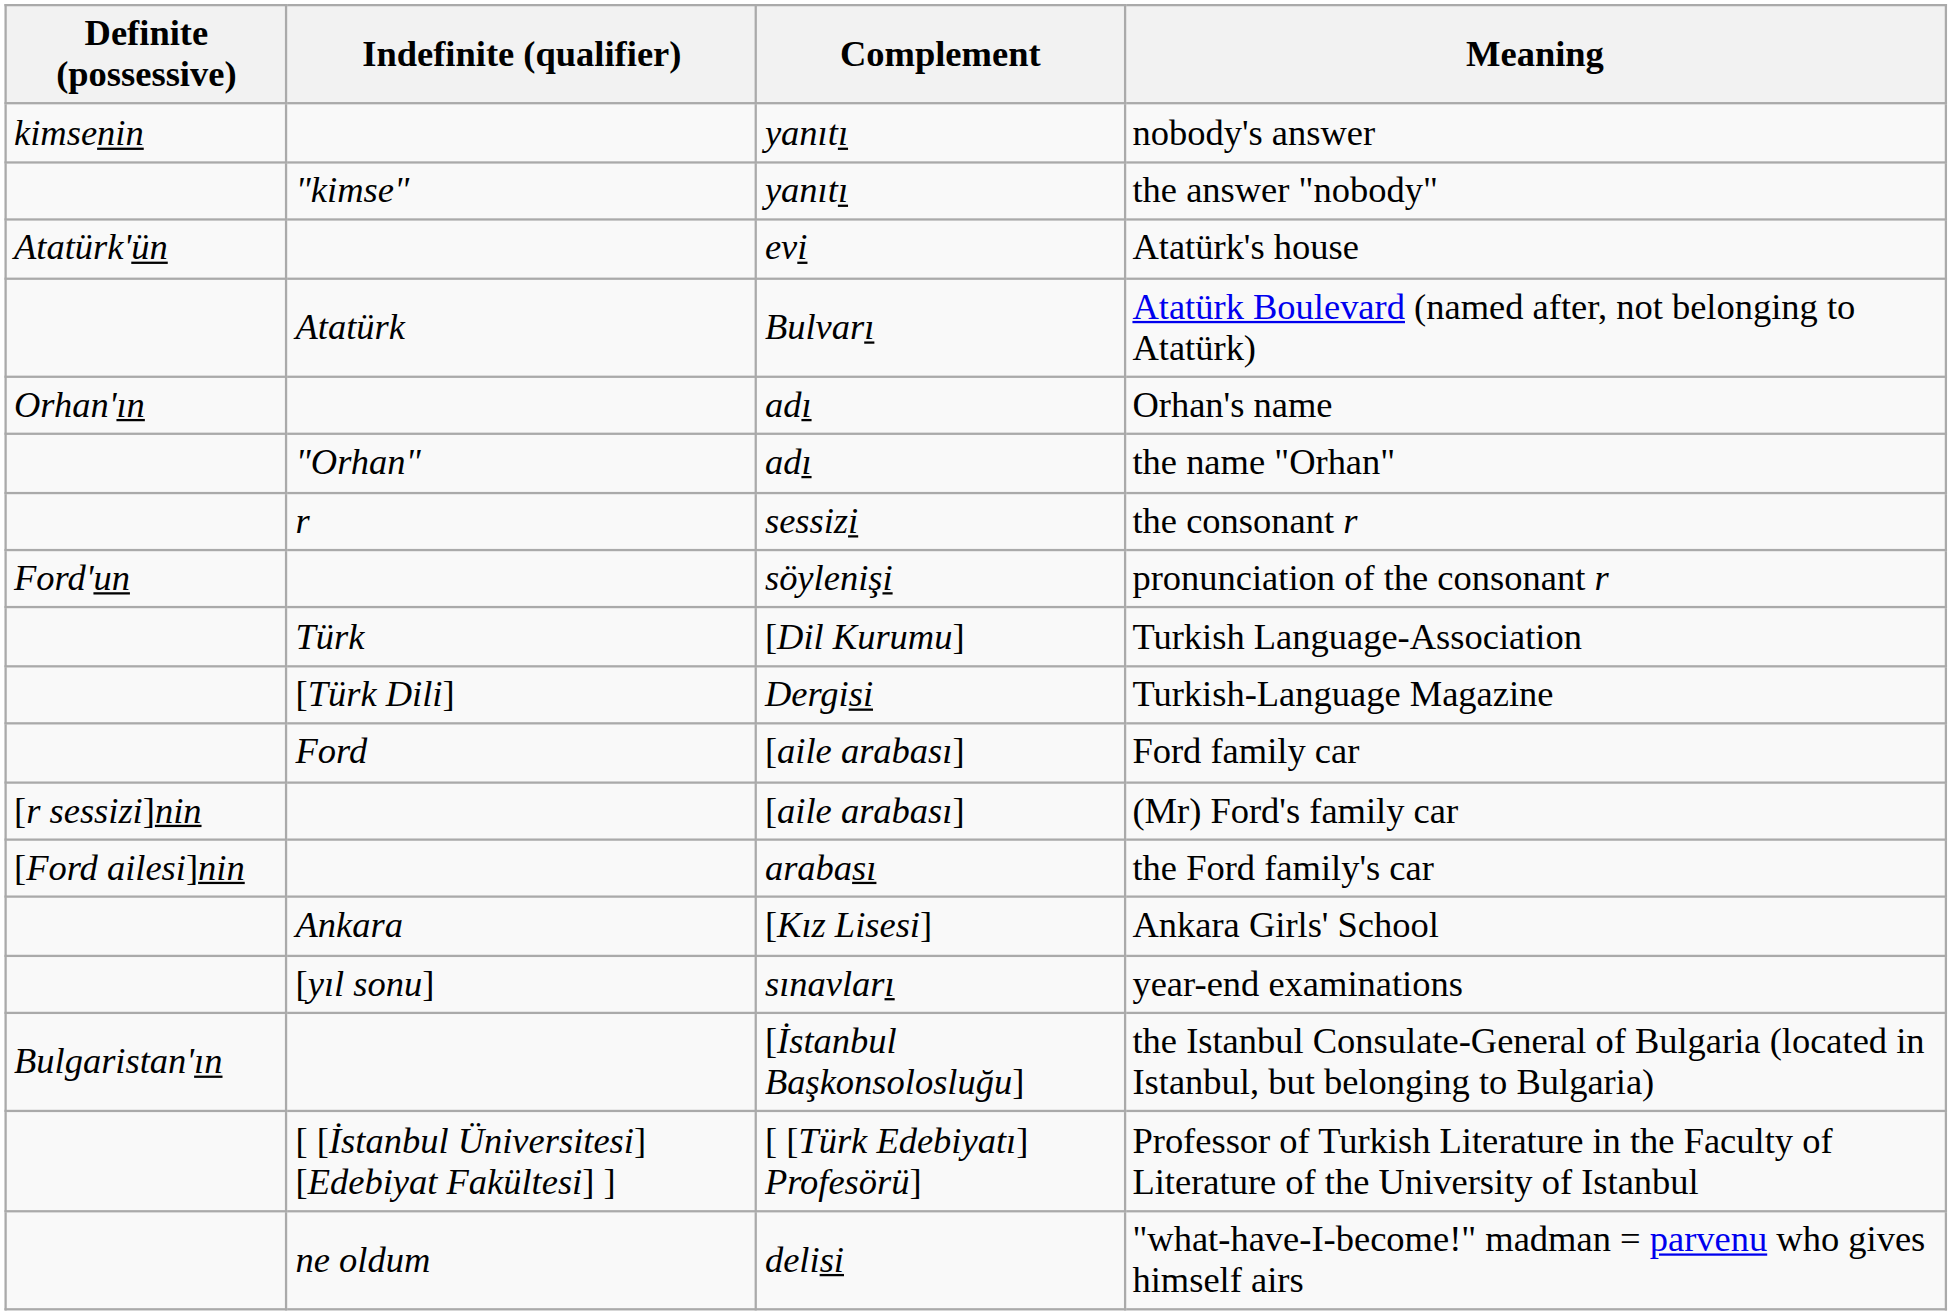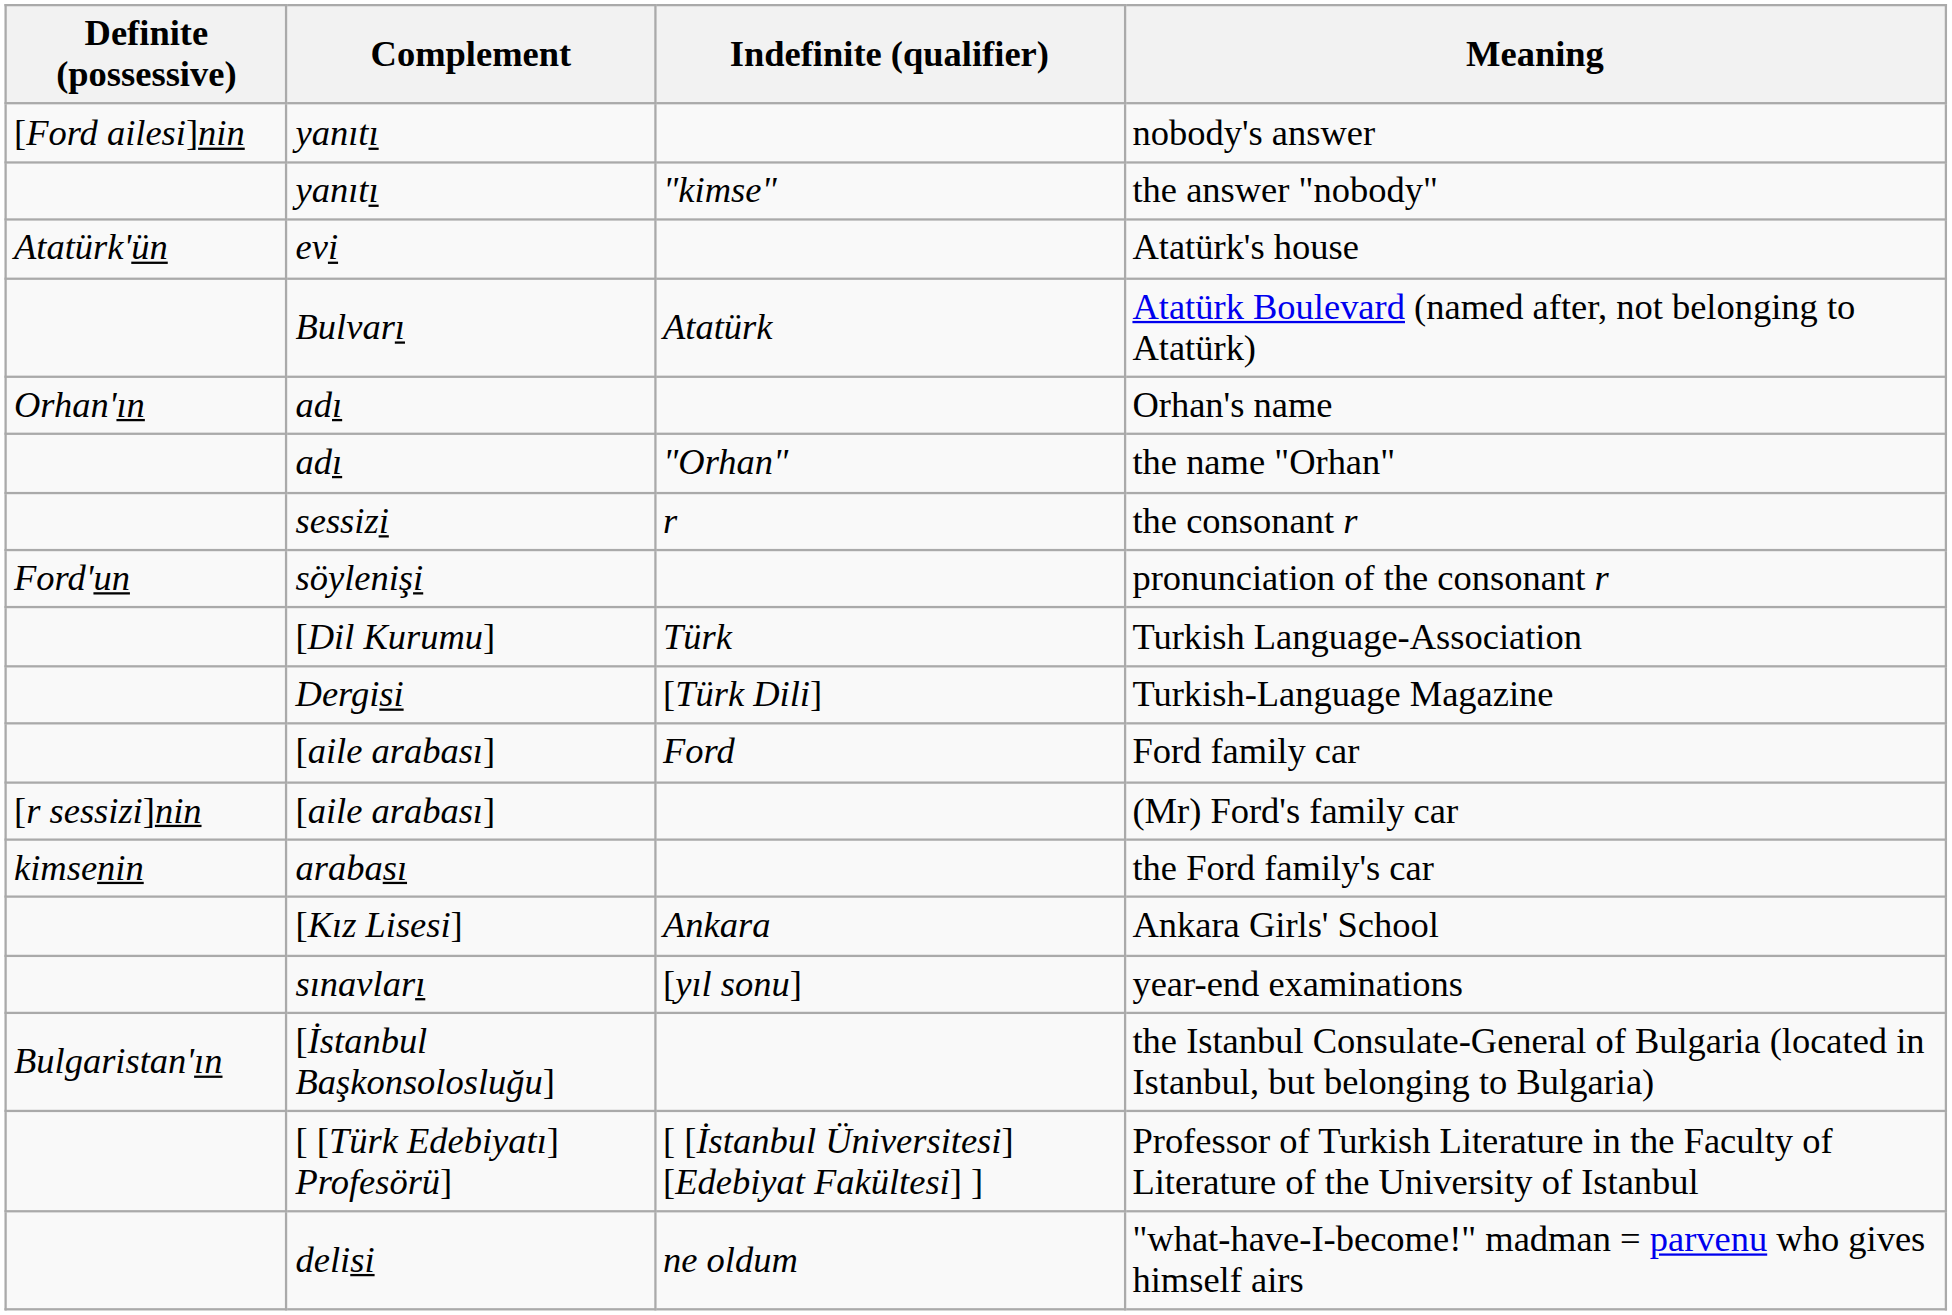columns swapped: (522, 53) <-> (940, 53)
(79, 132) kimsenin -> (129, 132) [Ford ailesi]nin
(129, 867) [Ford ailesi]nin -> (79, 867) kimsenin
